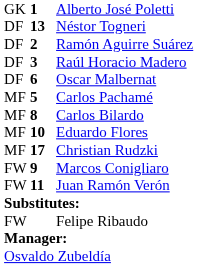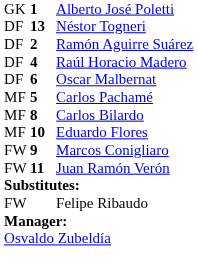(34, 61) 3 -> (34, 61) 4
- row: (107, 150)
